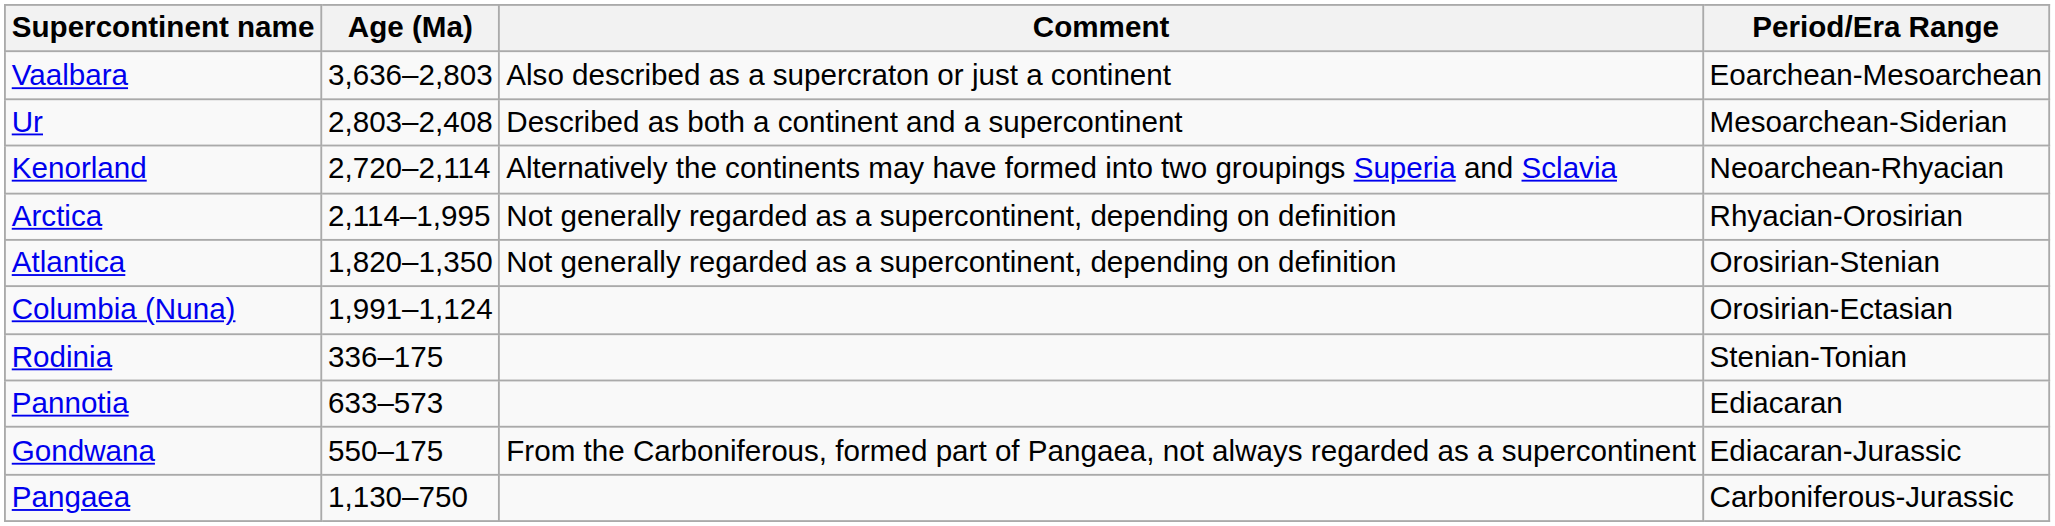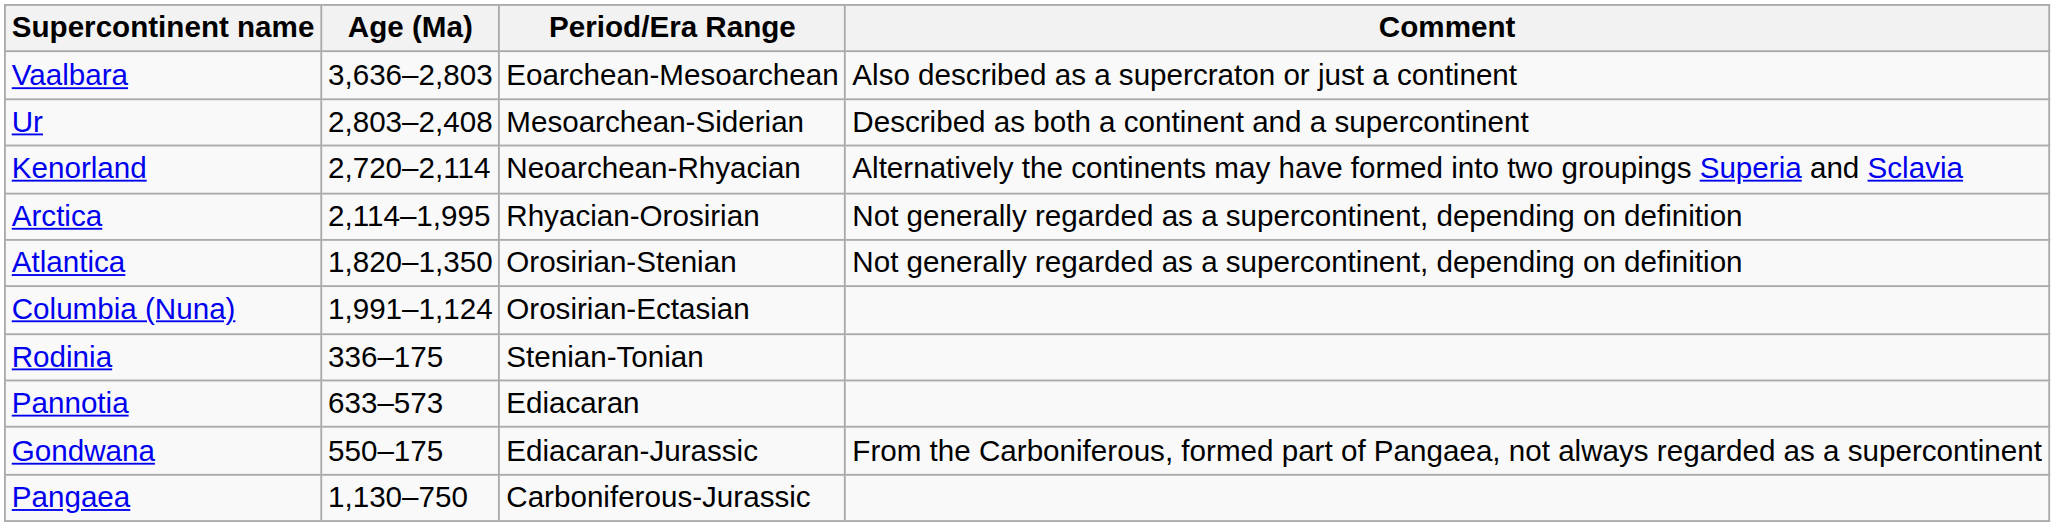columns swapped: (1876, 27) <-> (1101, 27)
